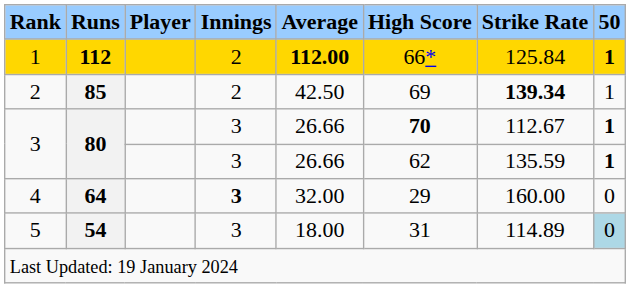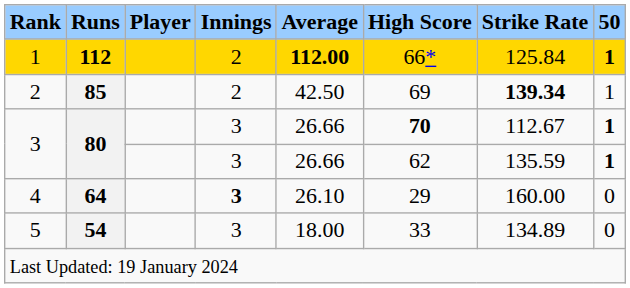(320, 195) 32.00 -> (320, 195) 26.10
(420, 230) 31 -> (420, 230) 33
(535, 230) 114.89 -> (535, 230) 134.89
(609, 230) lightblue background -> (609, 230) no background
